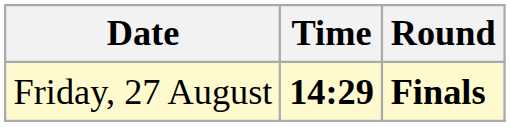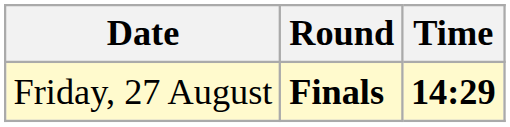columns swapped: (332, 33) <-> (443, 33)
